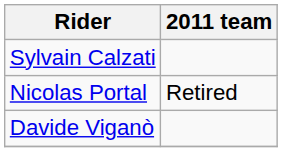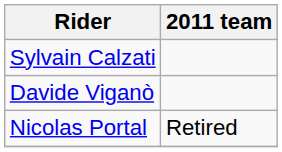rows swapped: (78, 92) <-> (82, 127)
